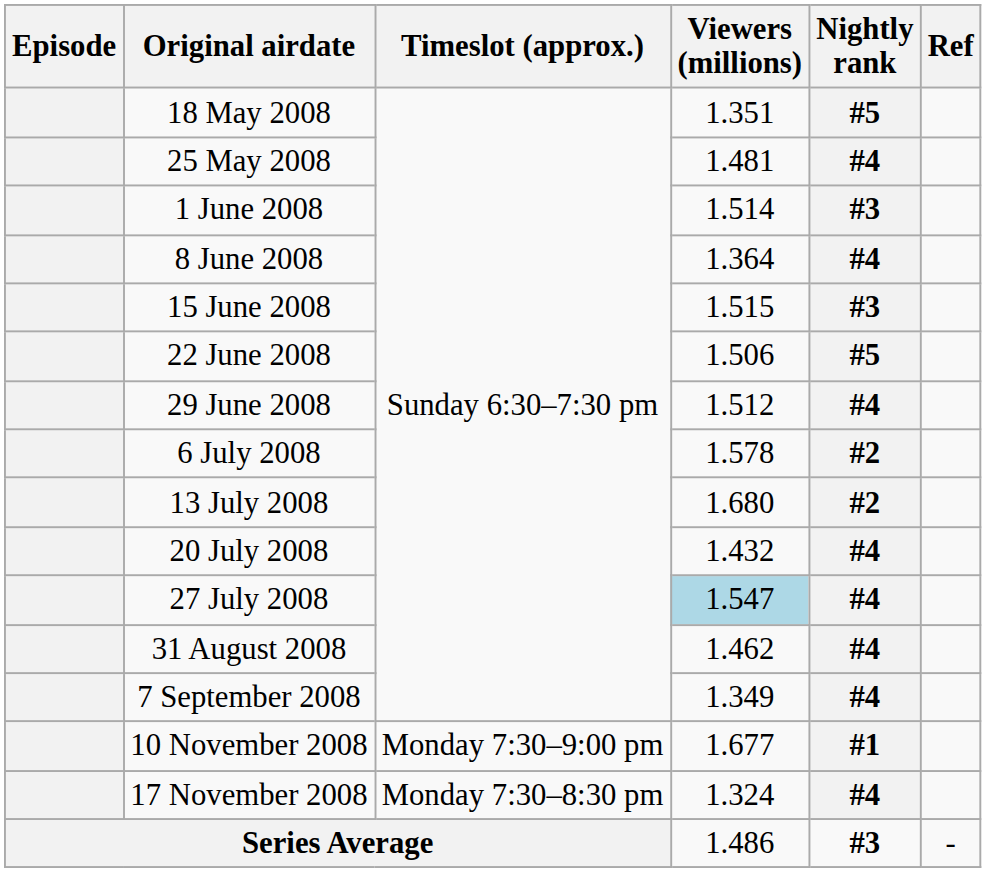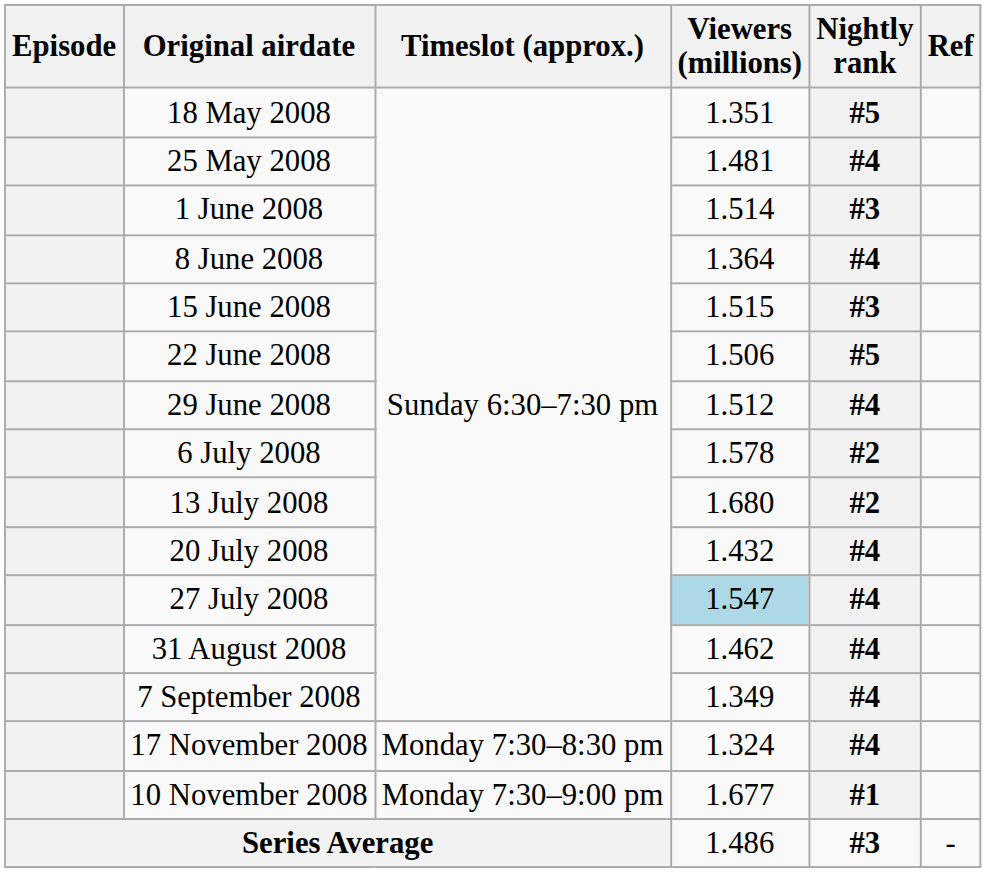rows swapped: (249, 745) <-> (249, 794)
